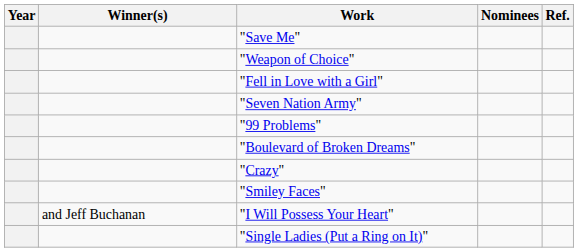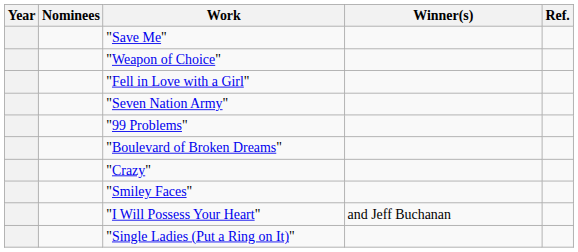columns swapped: (138, 15) <-> (510, 15)
